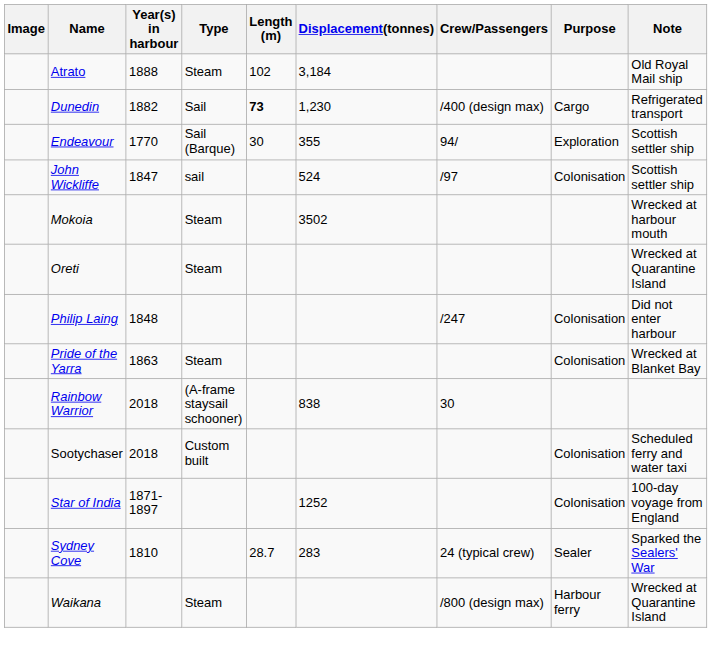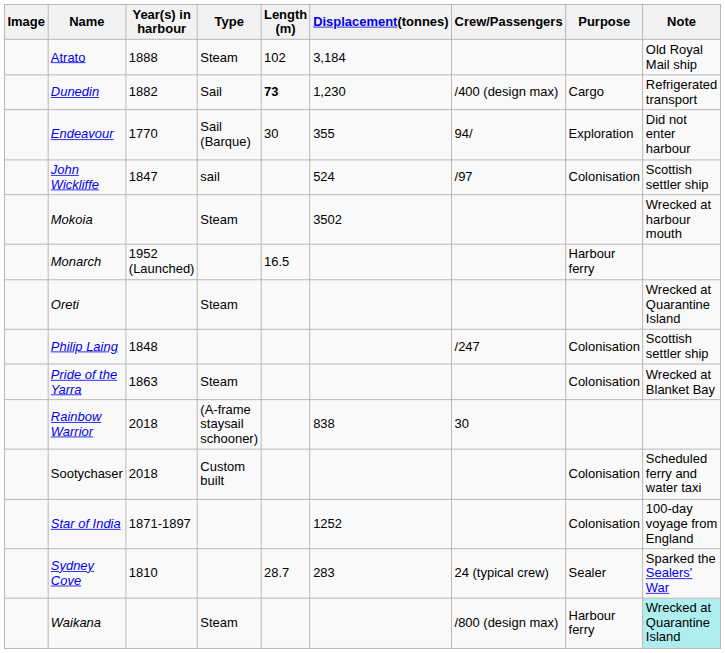(663, 142) Scottish settler ship -> (668, 134) Did not enter harbour
+ row: (76, 262)
(654, 319) Did not enter harbour -> (677, 346) Scottish settler ship
(664, 602) no background -> (679, 623) paleturquoise background
